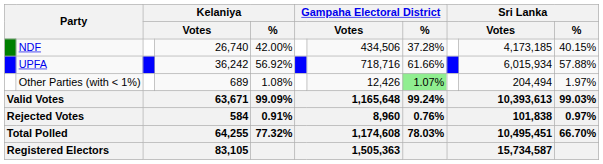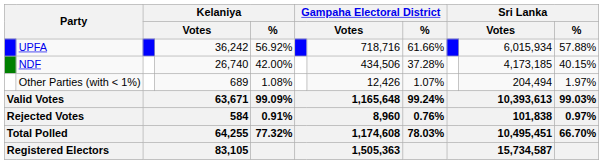rows swapped: (33, 64) <-> (30, 47)
(429, 82) lightgreen background -> (429, 82) no background
